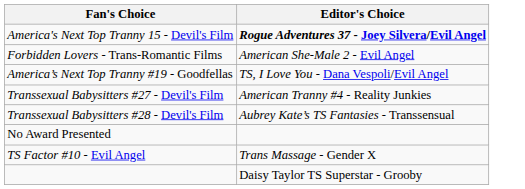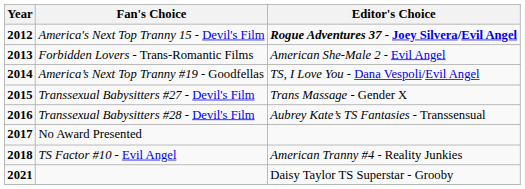+ column: (20, 14)
(335, 94) American Tranny #4 - Reality Junkies -> (339, 94) Trans Massage - Gender X
(308, 154) Trans Massage - Gender X -> (366, 154) American Tranny #4 - Reality Junkies
